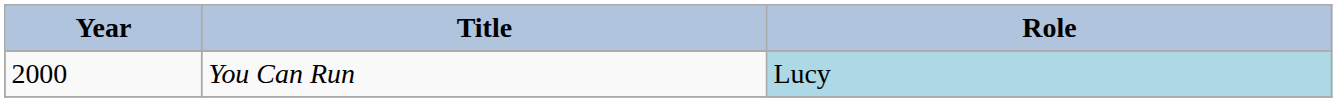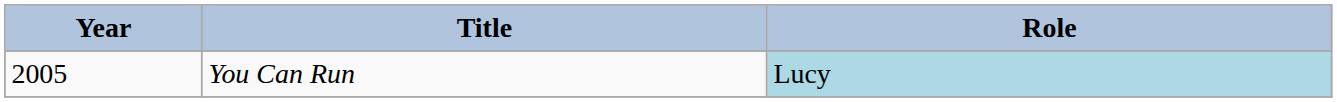(39, 73) 2000 -> (39, 73) 2005
